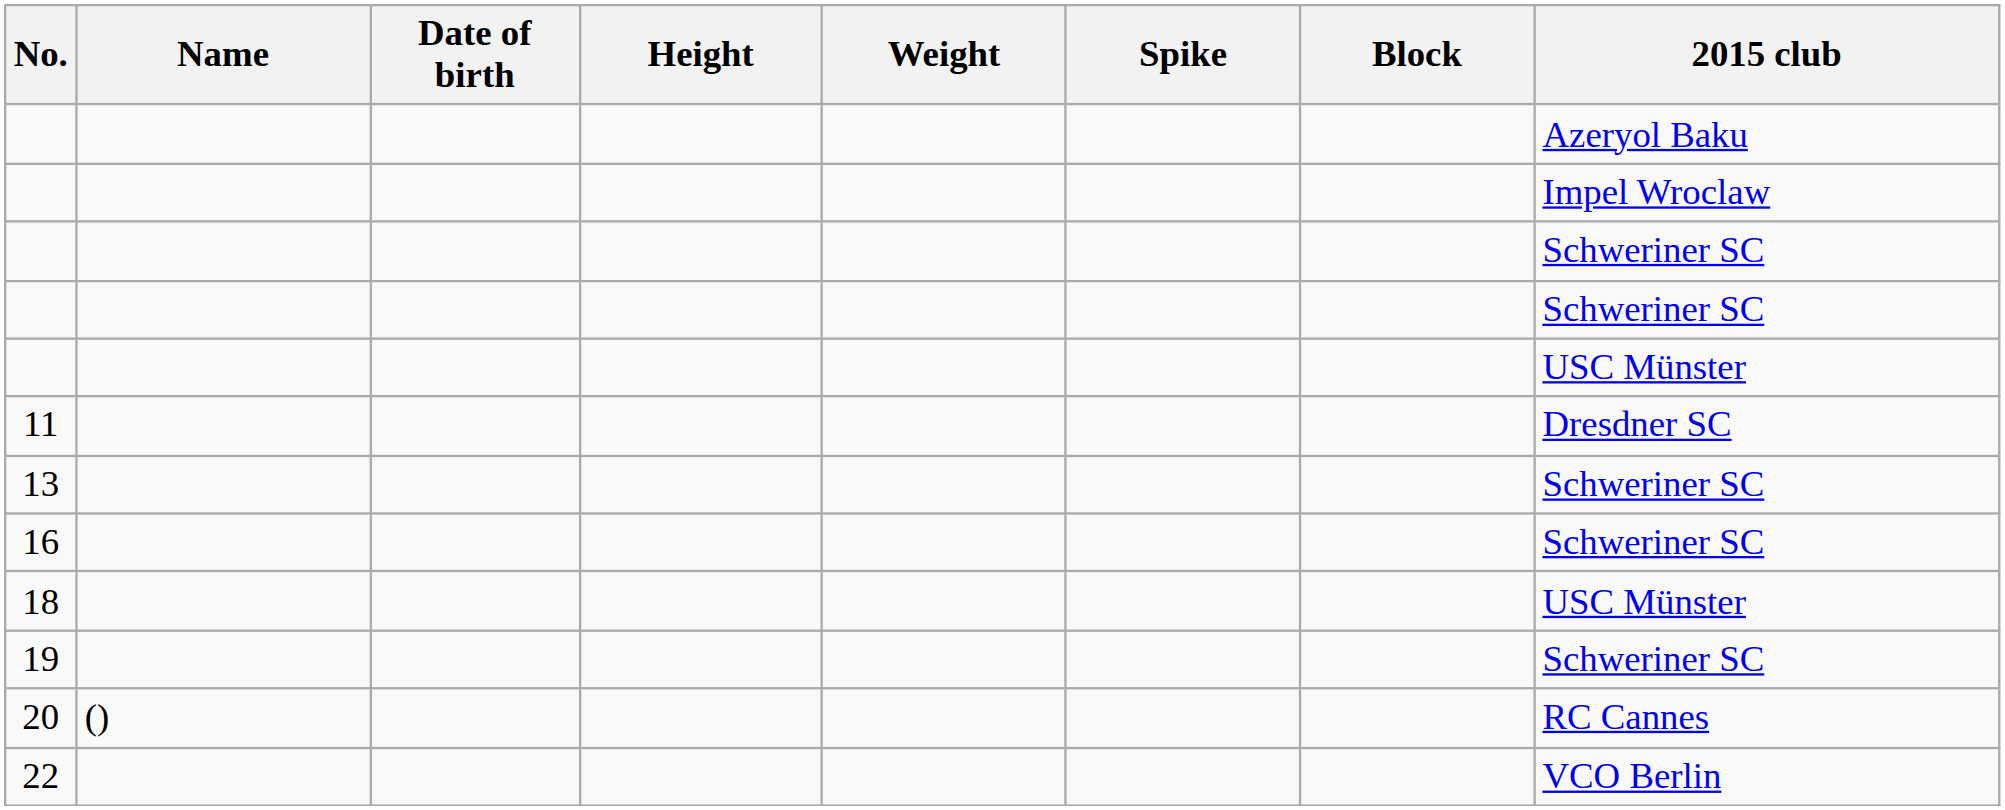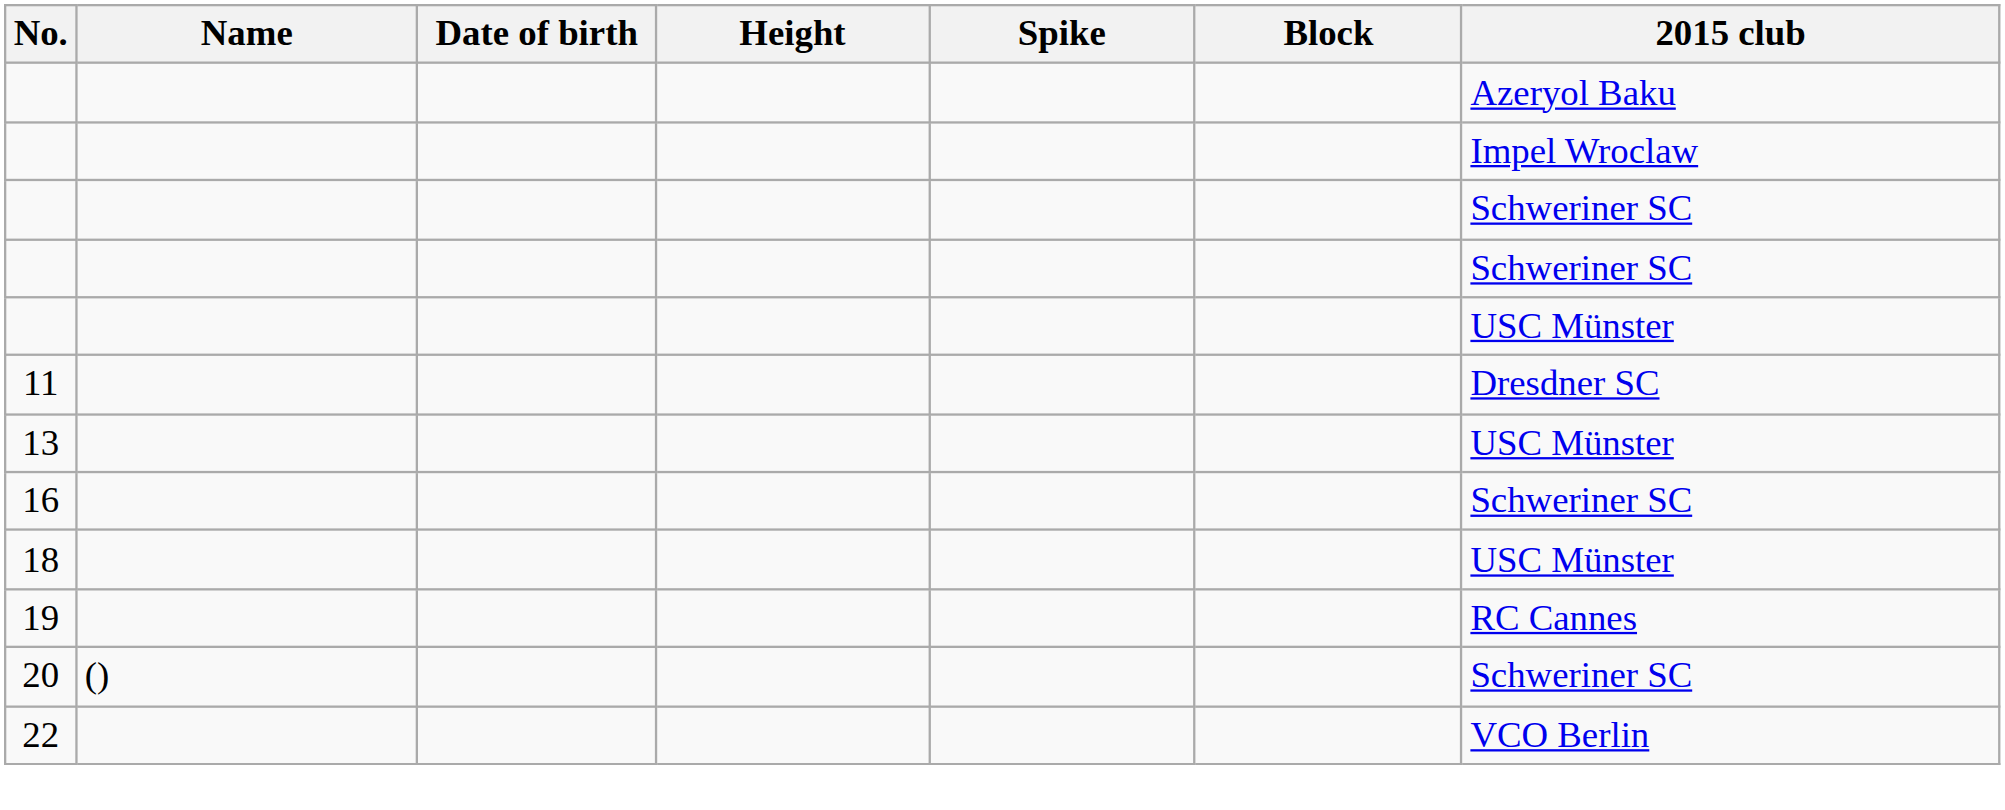- column: (944, 54)
(1653, 483) Schweriner SC -> (1572, 442) USC Münster
(1653, 658) Schweriner SC -> (1554, 617) RC Cannes
(1626, 717) RC Cannes -> (1581, 675) Schweriner SC
